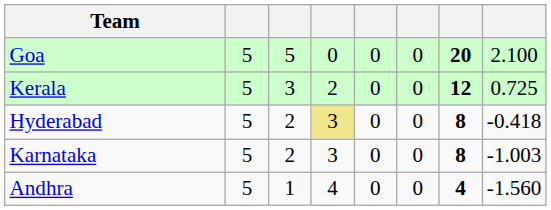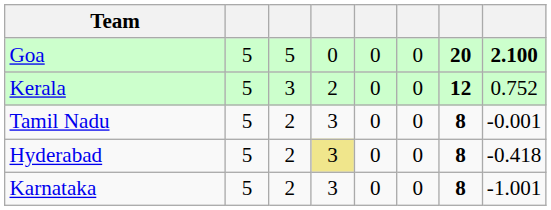(514, 54) normal -> (514, 54) bold
(514, 88) 0.725 -> (514, 88) 0.752
+ row: (60, 121)
(514, 155) -1.003 -> (514, 188) -1.001
- row: (41, 188)
